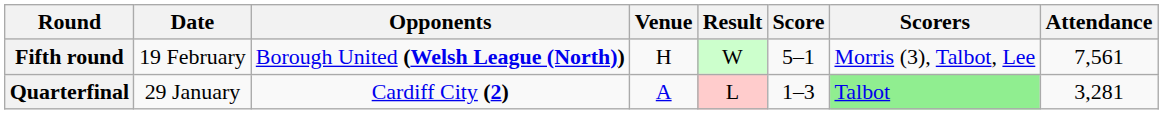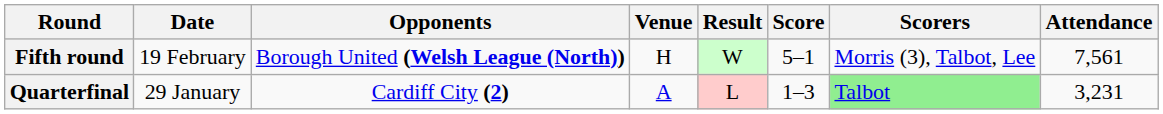(1099, 91) 3,281 -> (1099, 91) 3,231
